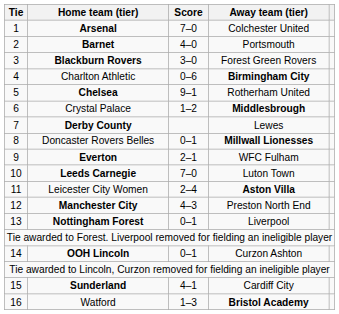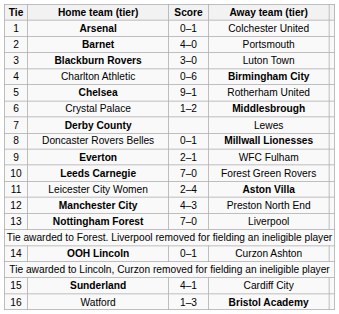(189, 28) 7–0 -> (189, 28) 0–1
(269, 60) Forest Green Rovers -> (269, 60) Luton Town
(269, 173) Luton Town -> (269, 173) Forest Green Rovers
(189, 221) 0–1 -> (189, 221) 7–0
